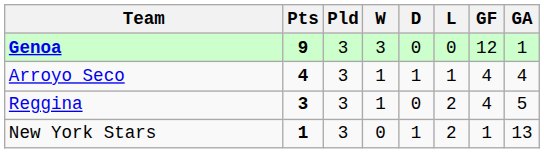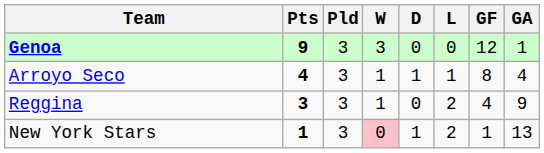(487, 76) 4 -> (487, 76) 8
(522, 105) 5 -> (522, 105) 9
(381, 133) no background -> (381, 133) pink background
